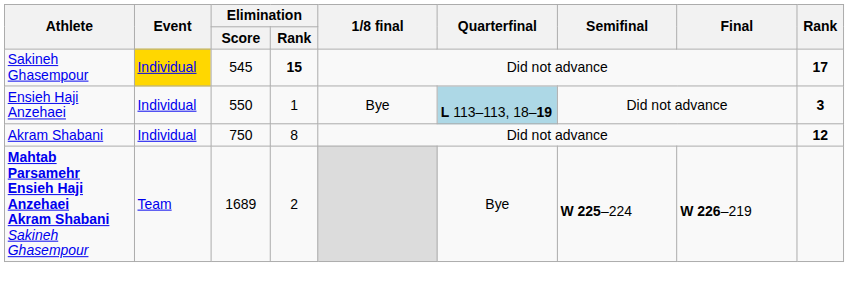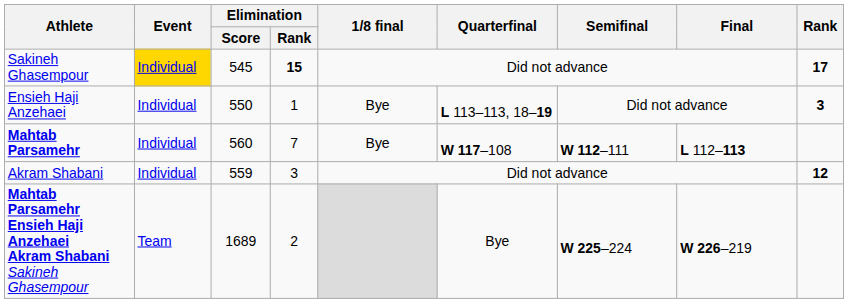(496, 113) lightblue background -> (496, 113) no background
+ row: (44, 143)
(241, 135) 750 -> (241, 173) 559
(294, 135) 8 -> (294, 173) 3
